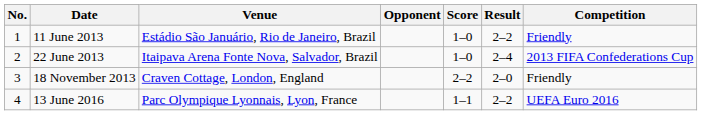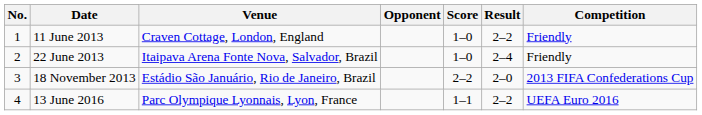(259, 36) Estádio São Januário, Rio de Janeiro, Brazil -> (233, 36) Craven Cottage, London, England
(610, 57) 2013 FIFA Confederations Cup -> (549, 57) Friendly
(233, 78) Craven Cottage, London, England -> (259, 78) Estádio São Januário, Rio de Janeiro, Brazil
(549, 78) Friendly -> (610, 78) 2013 FIFA Confederations Cup
